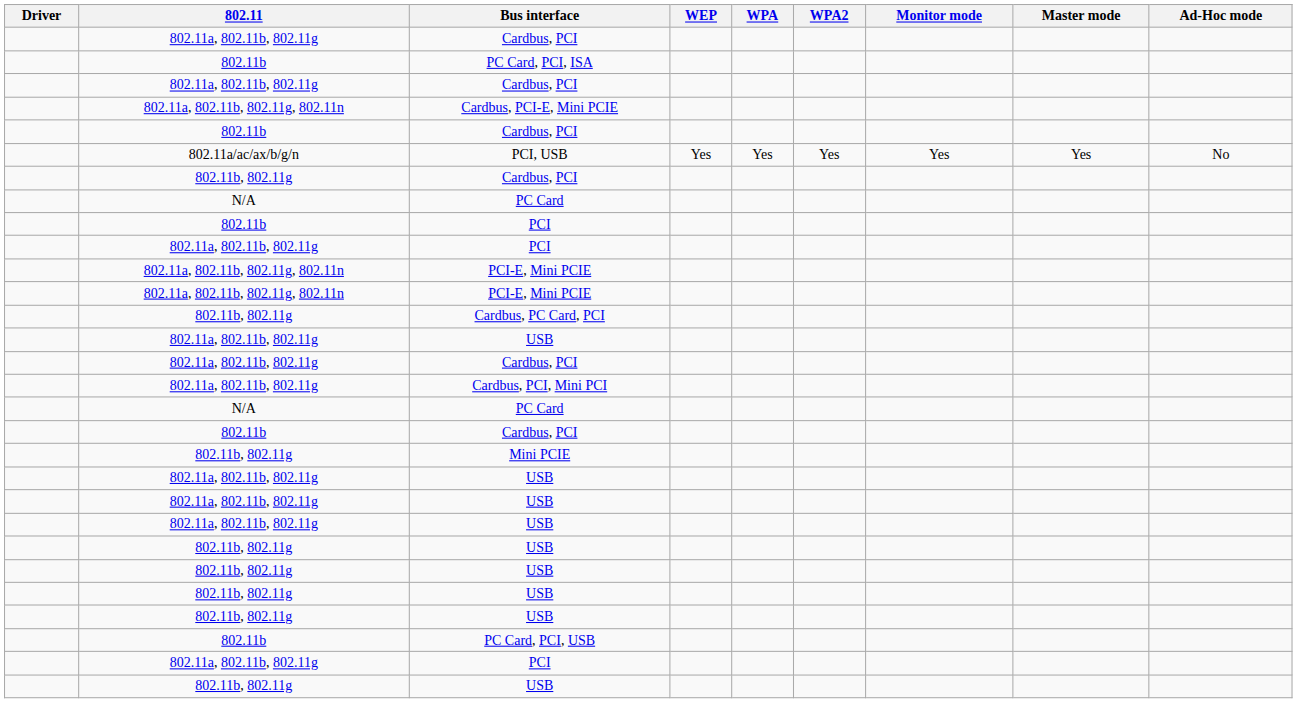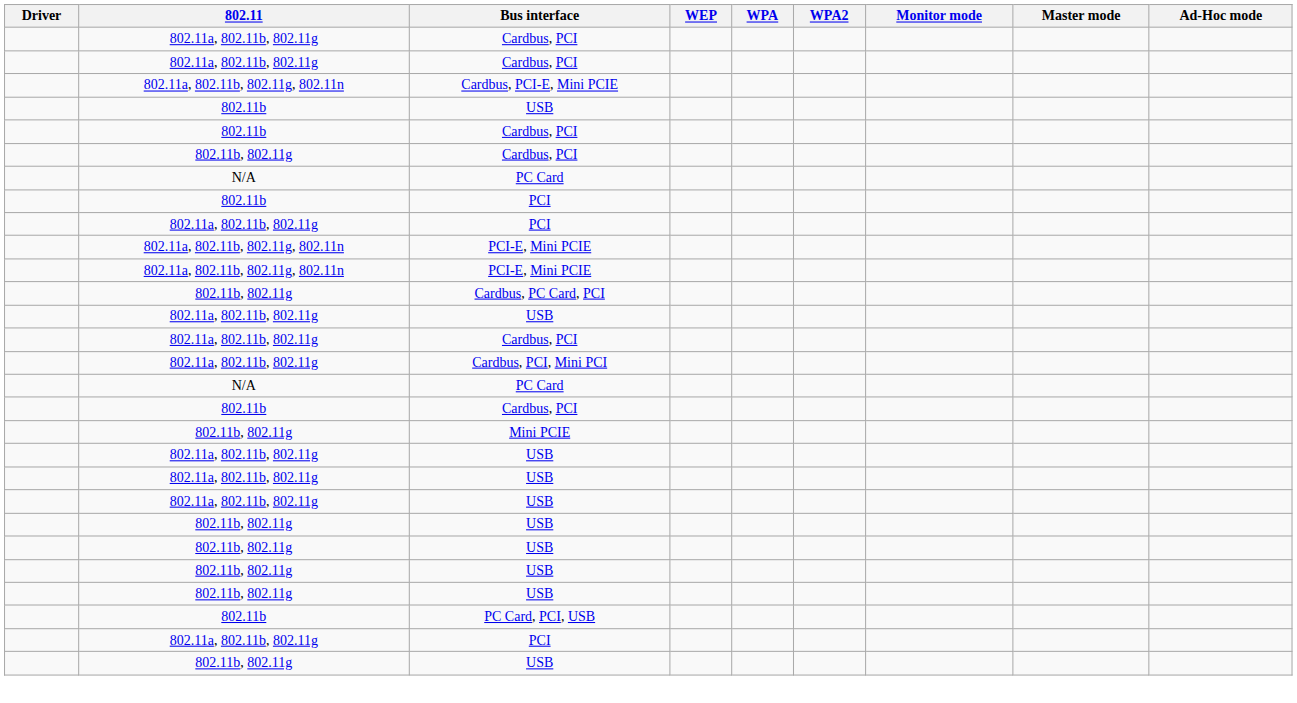- row: (244, 61)
+ row: (244, 108)
- row: (244, 154)
